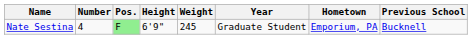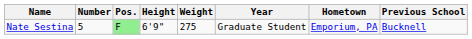(80, 27) 4 -> (80, 27) 5
(188, 27) 245 -> (188, 27) 275
